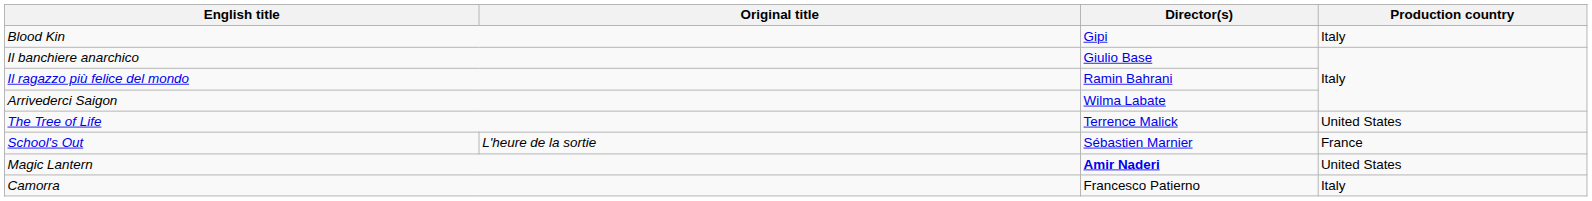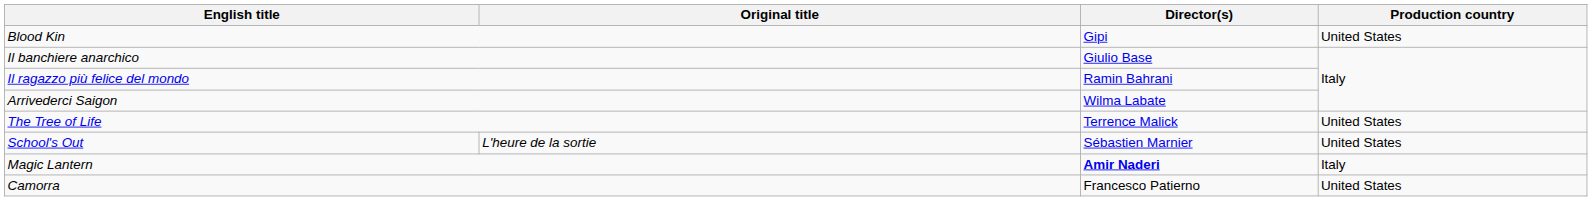(1333, 36) Italy -> (1361, 36) United States
(1342, 143) France -> (1361, 143) United States
(1361, 164) United States -> (1333, 164) Italy
(1333, 185) Italy -> (1361, 185) United States
